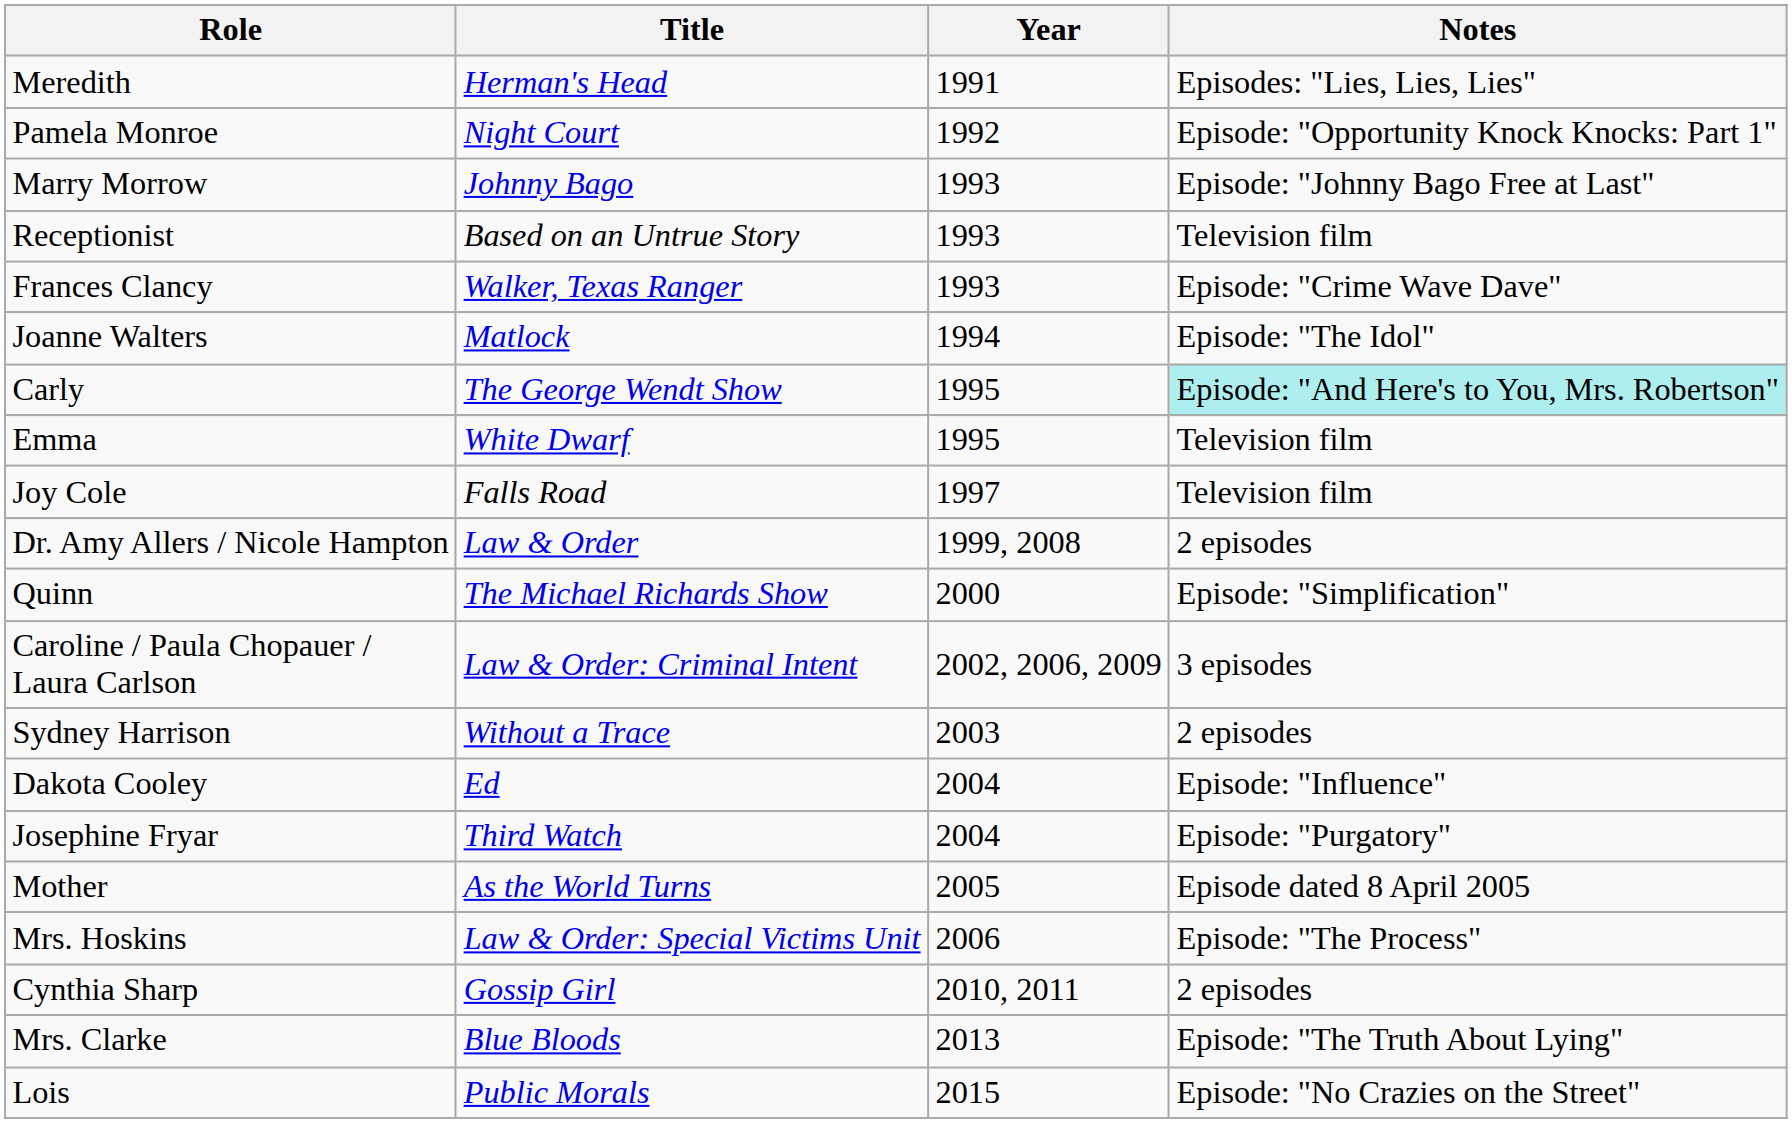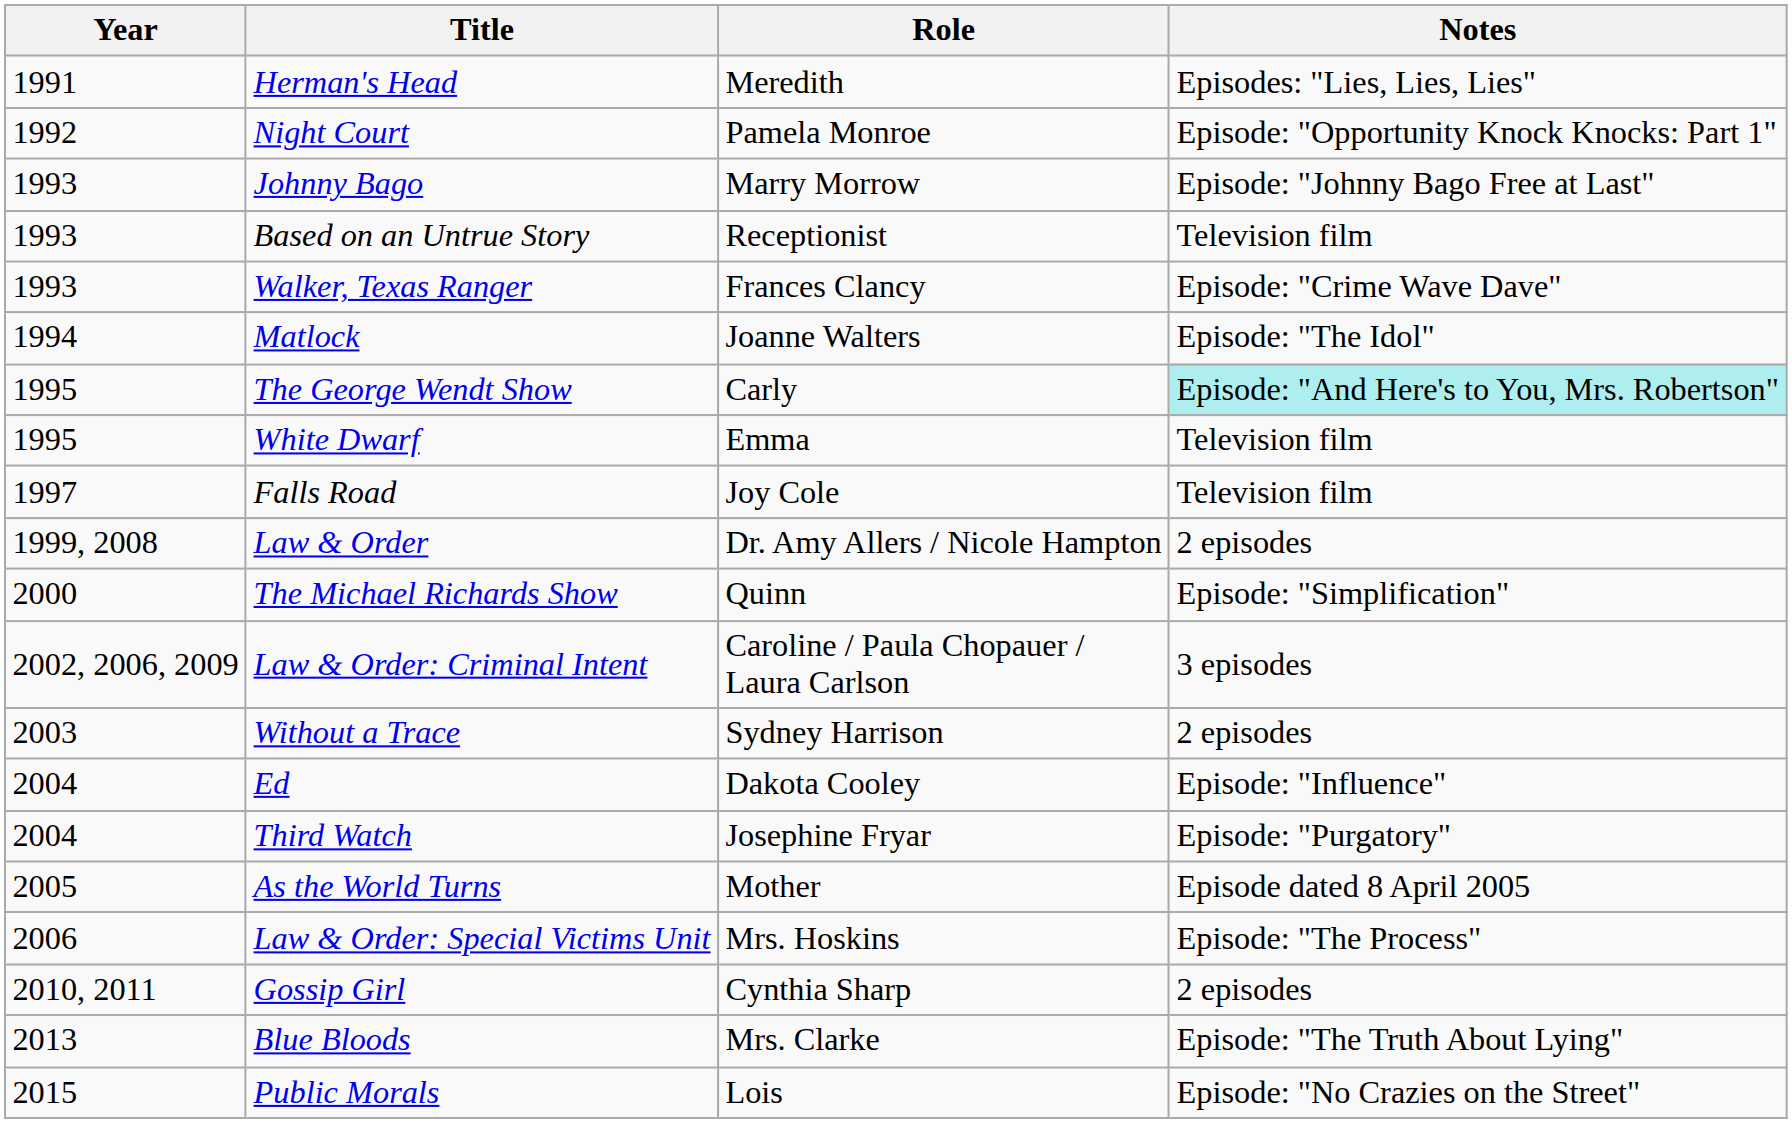columns swapped: (1049, 30) <-> (231, 30)
